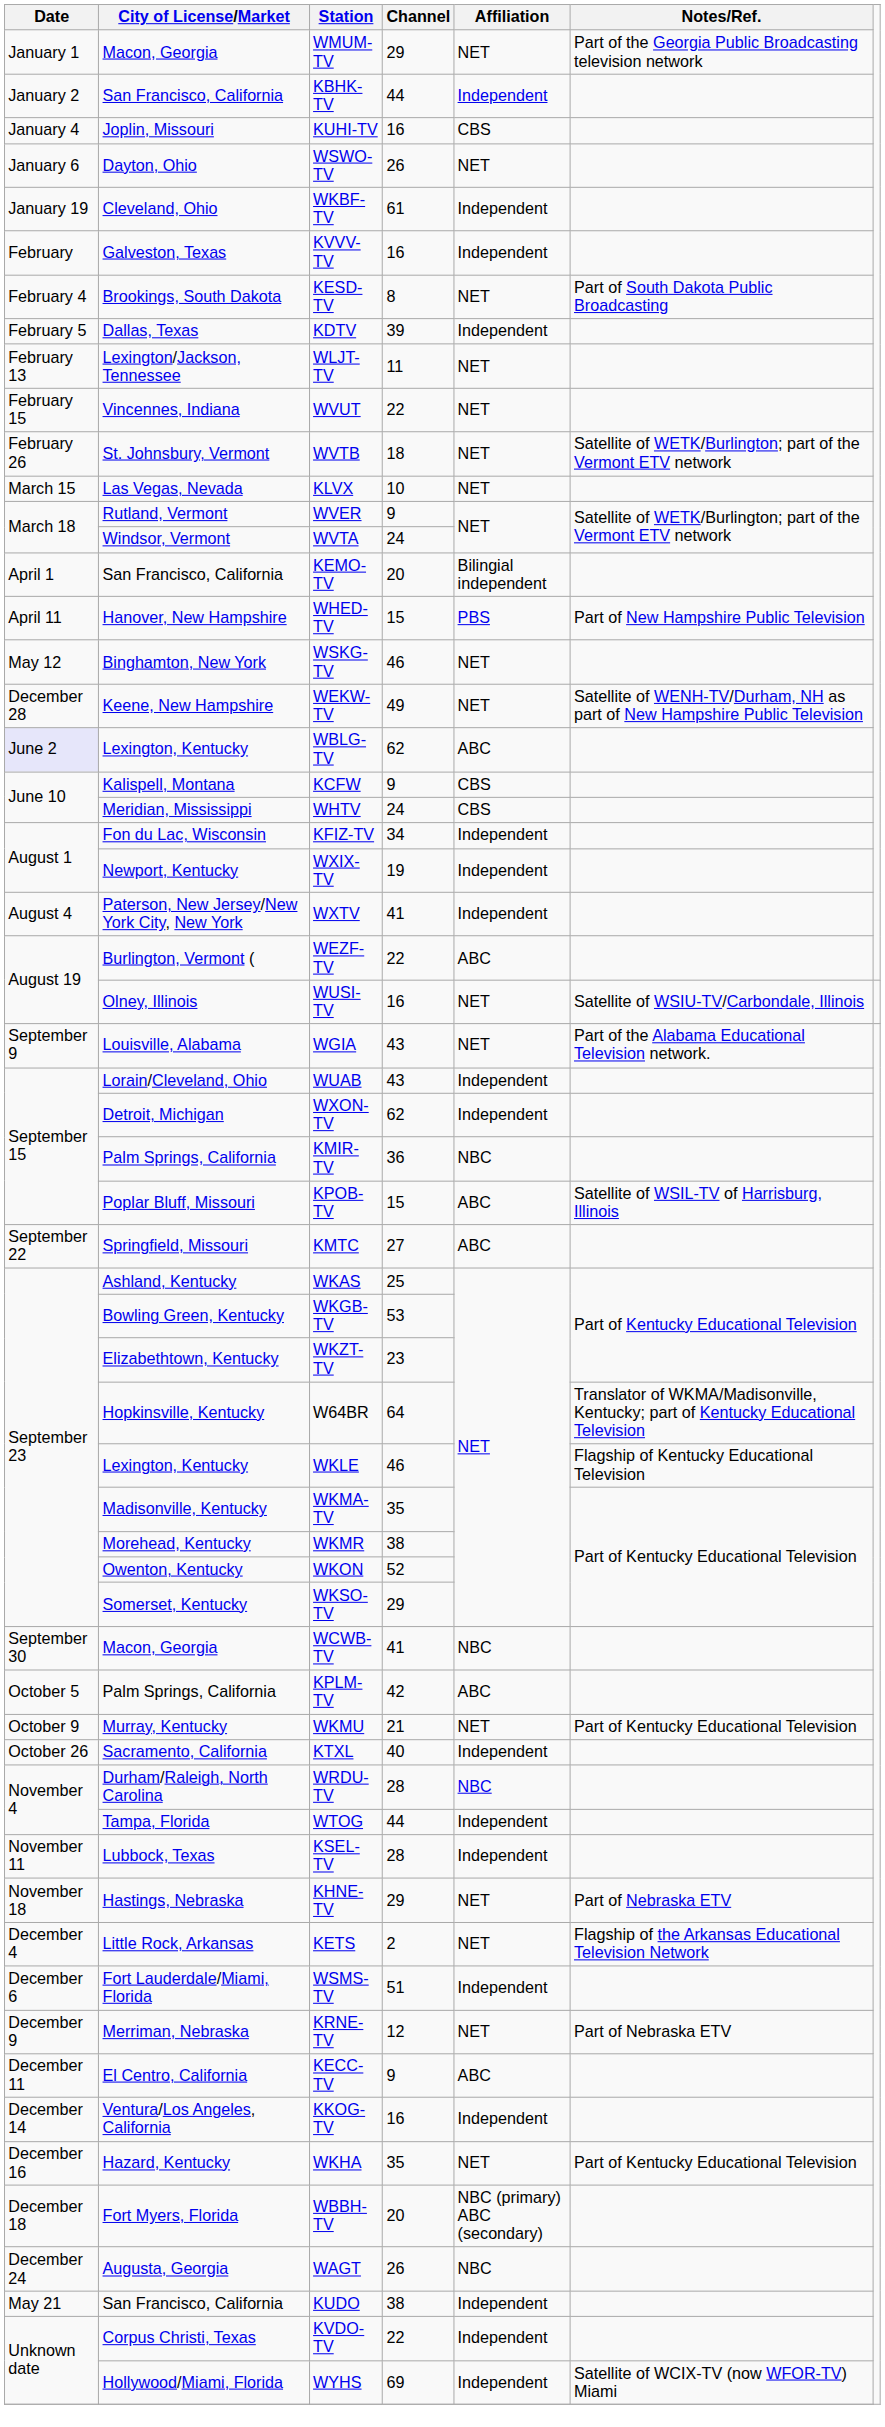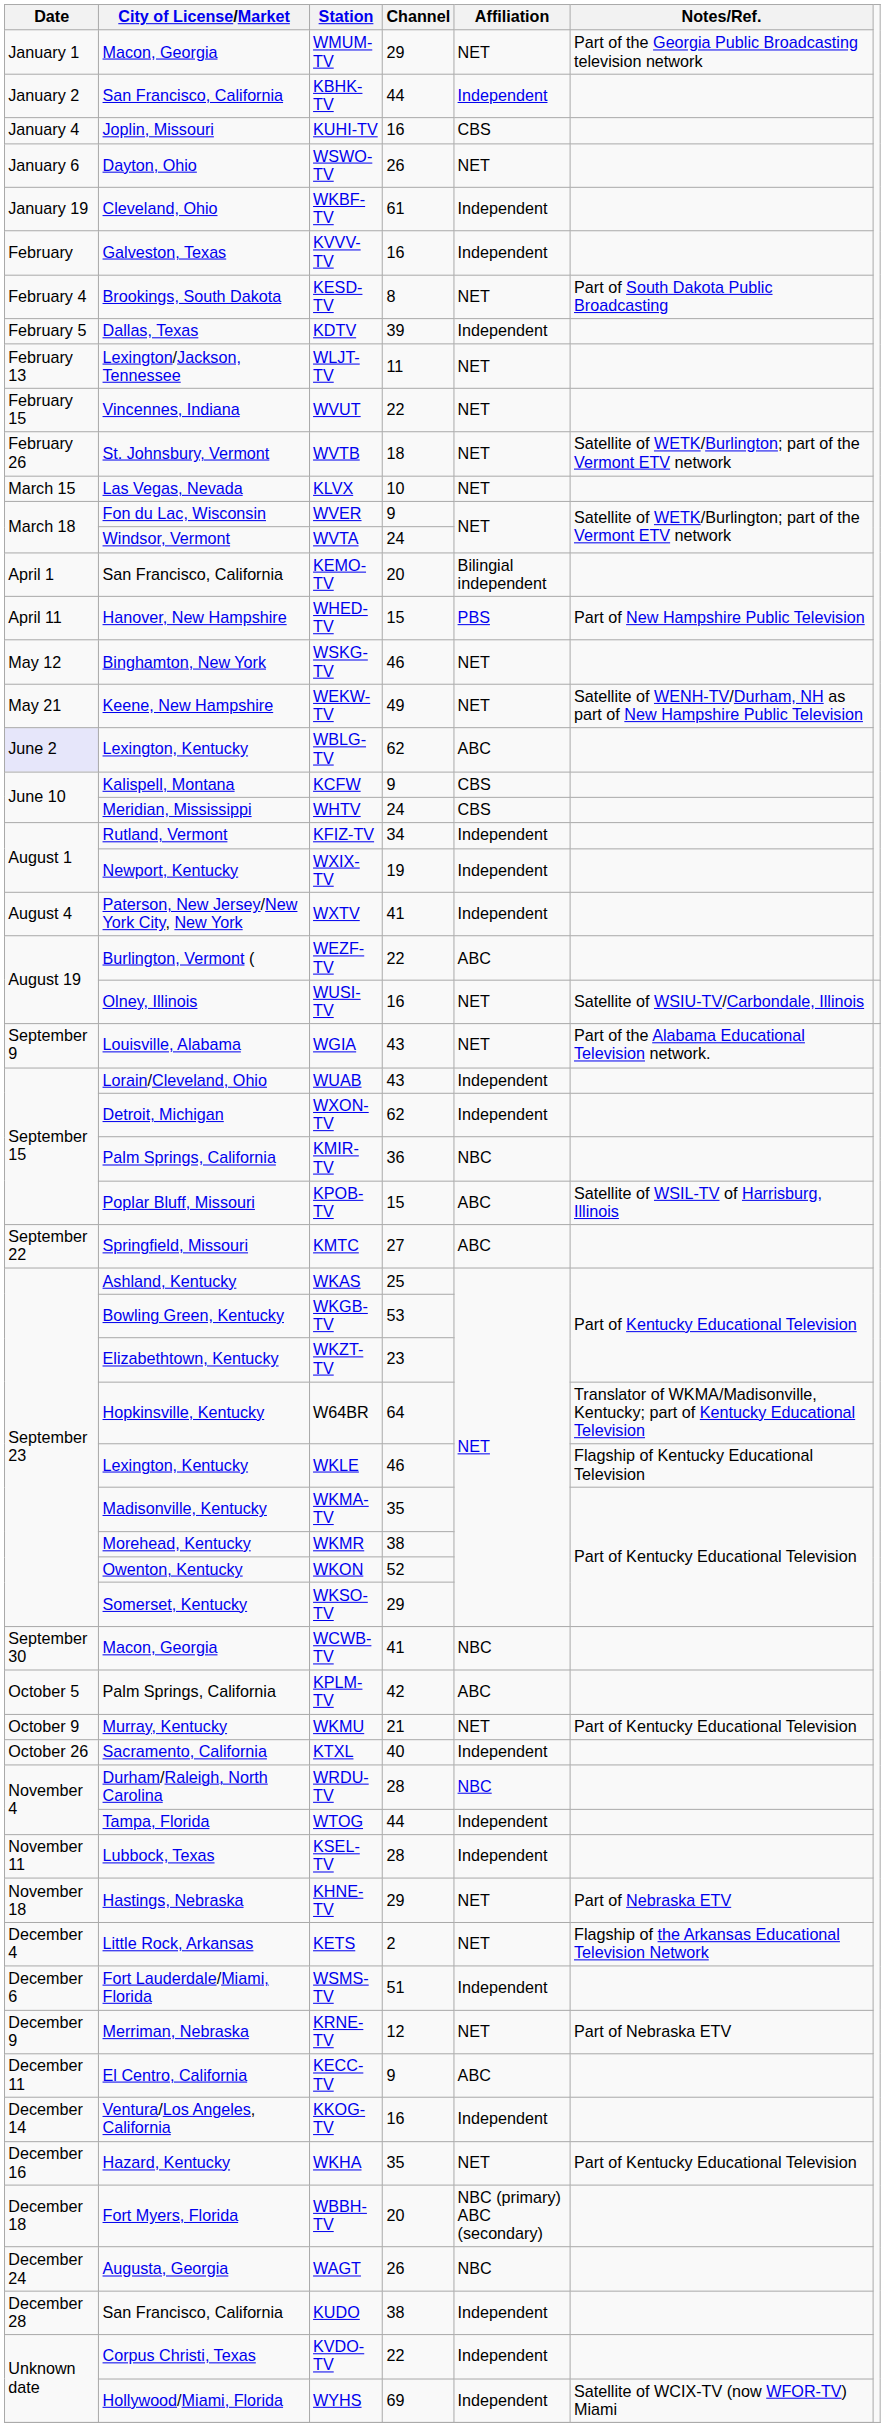(165, 514) Rutland, Vermont -> (184, 514) Fon du Lac, Wisconsin
(46, 705) December 28 -> (35, 705) May 21
(184, 835) Fon du Lac, Wisconsin -> (165, 835) Rutland, Vermont
(35, 2303) May 21 -> (46, 2312) December 28
